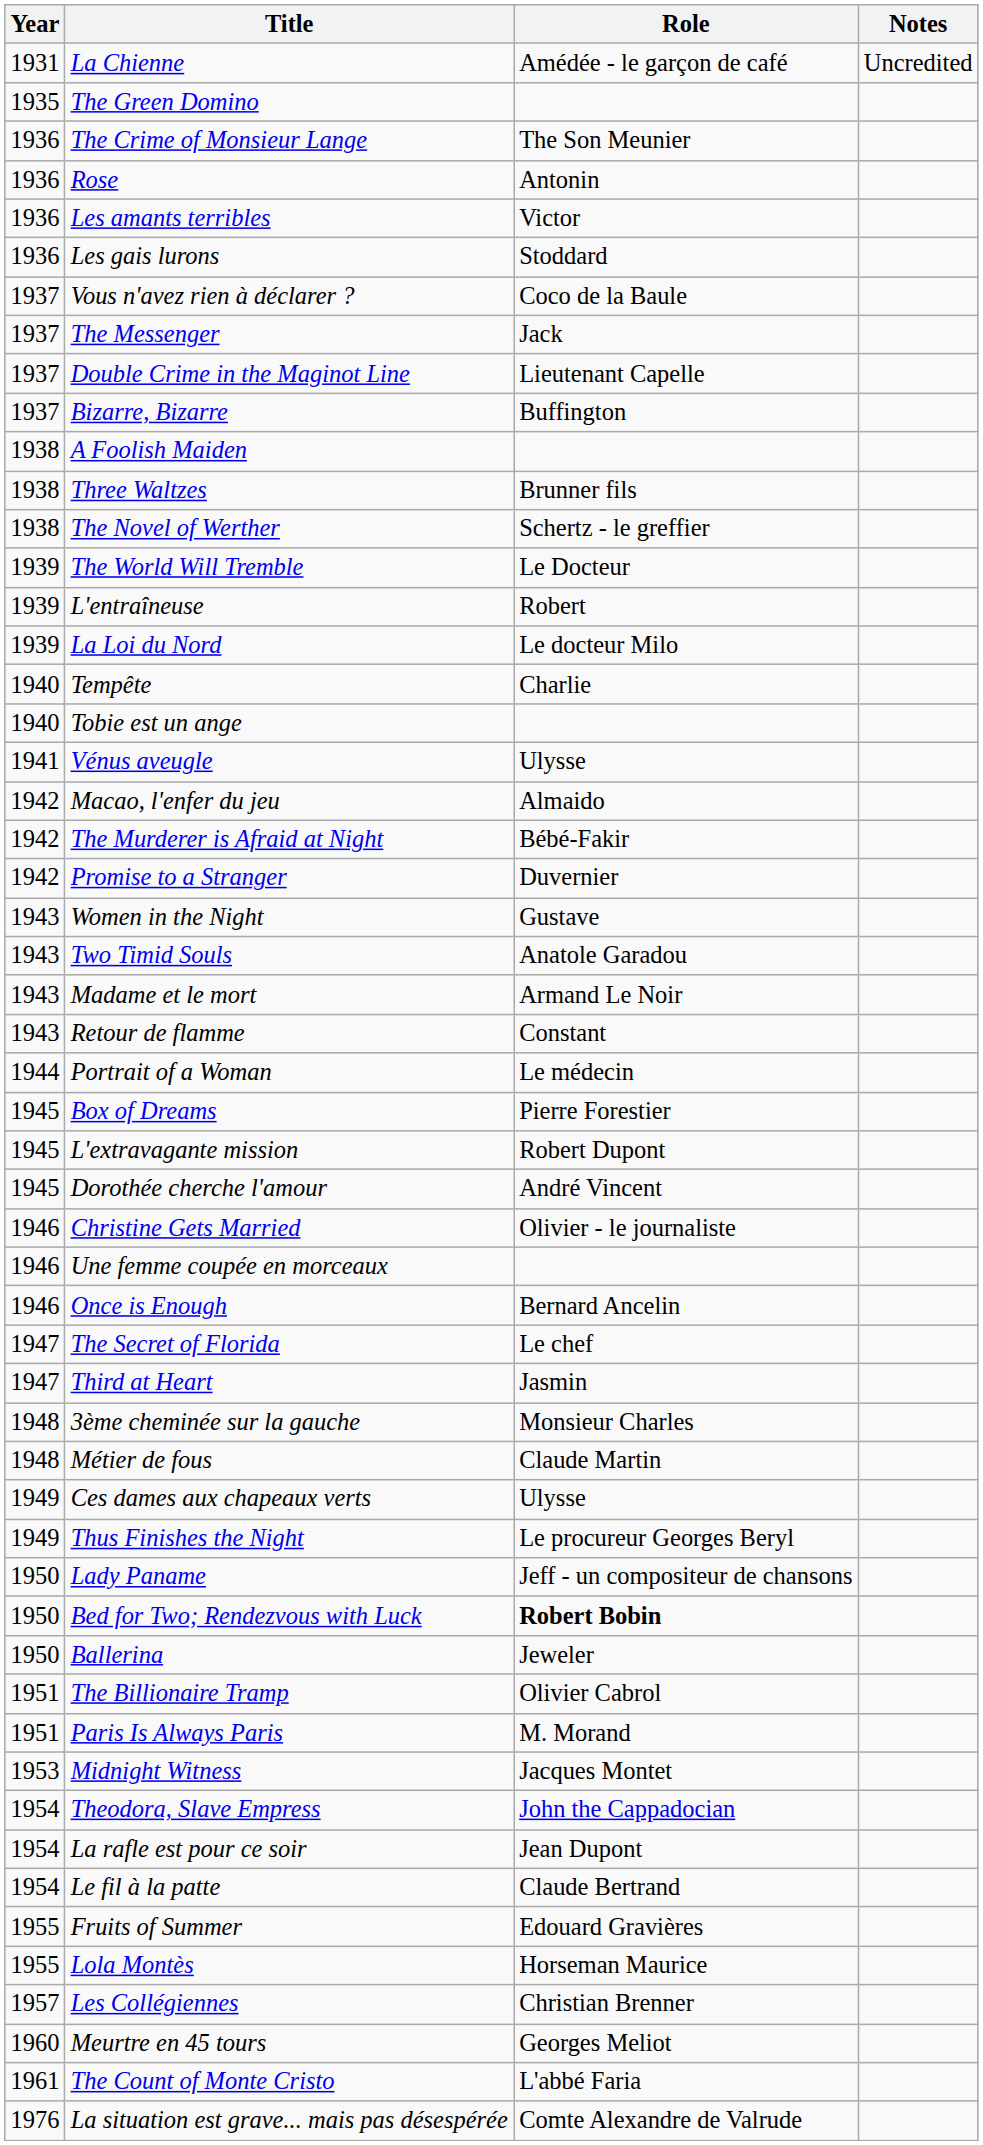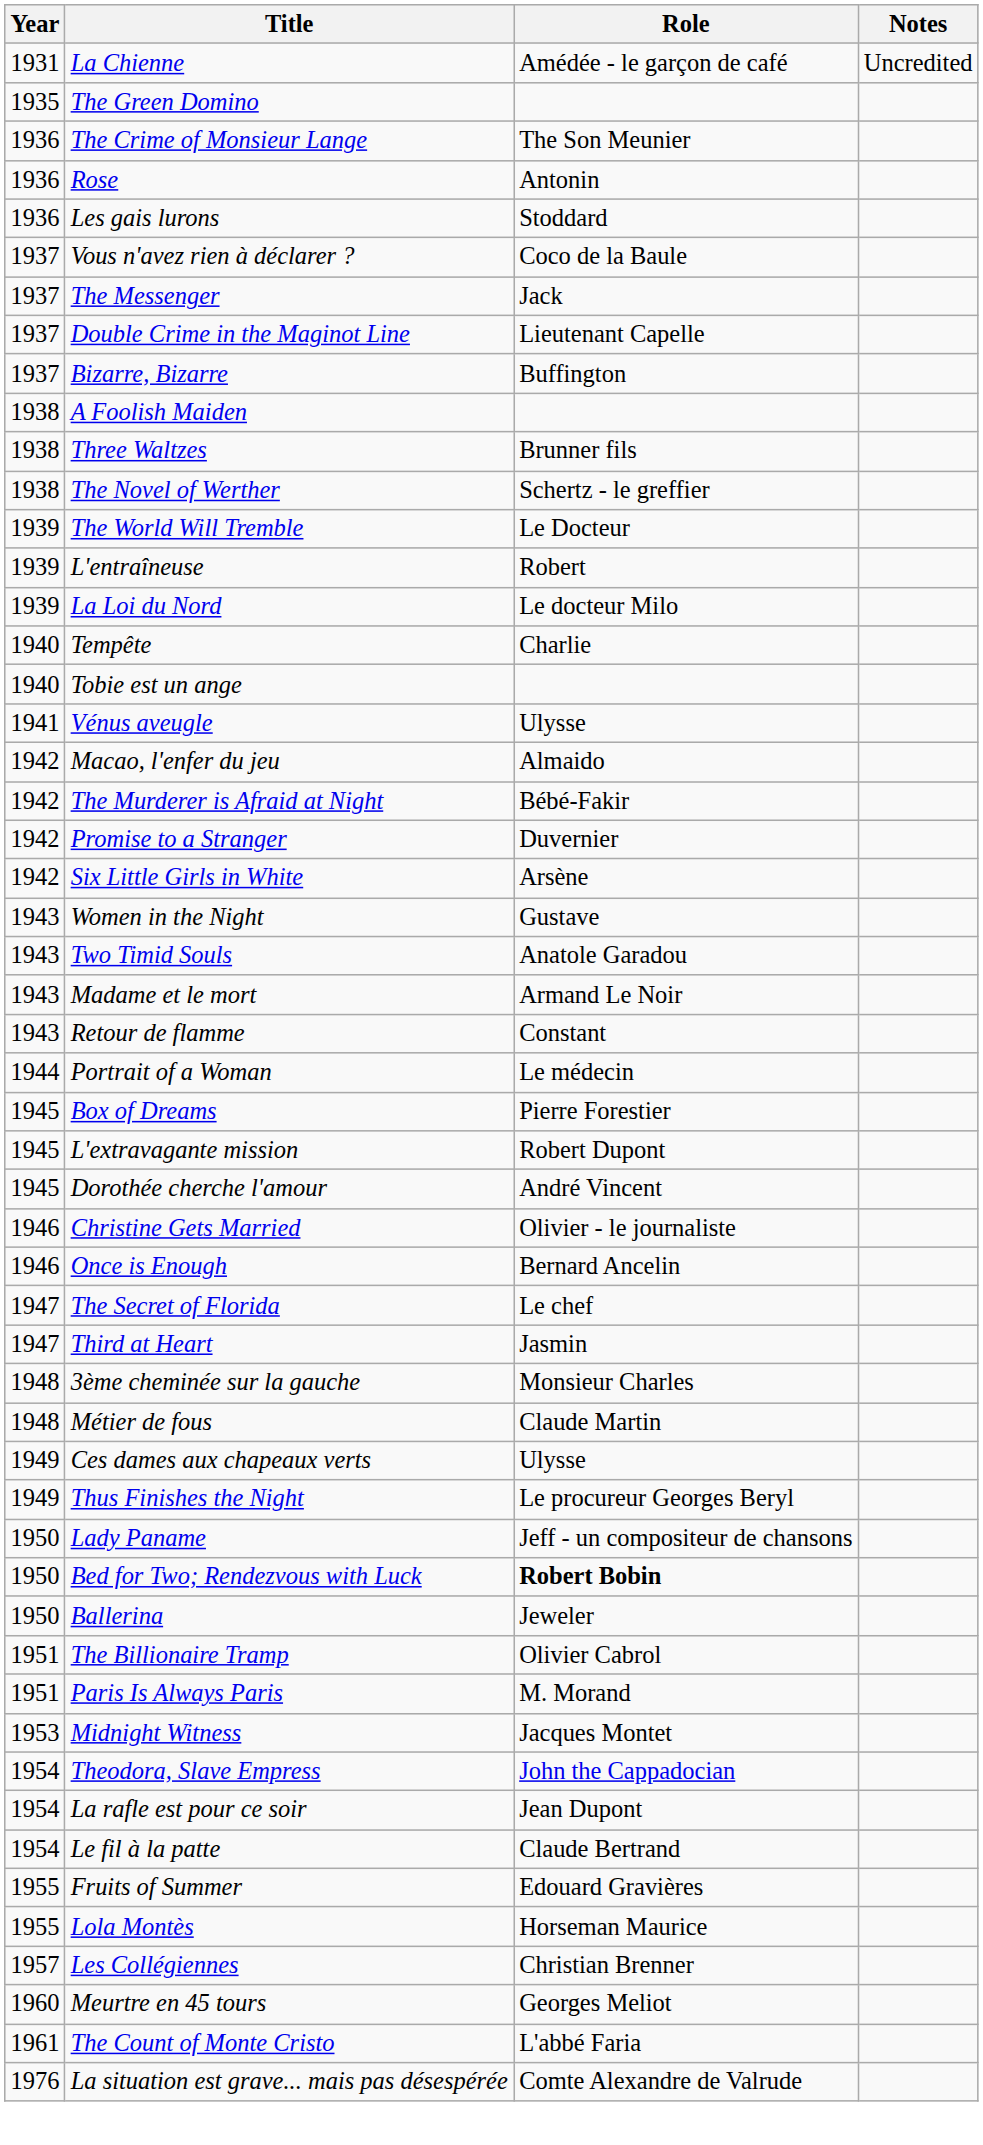- row: (171, 218)
+ row: (187, 878)
- row: (229, 1266)
